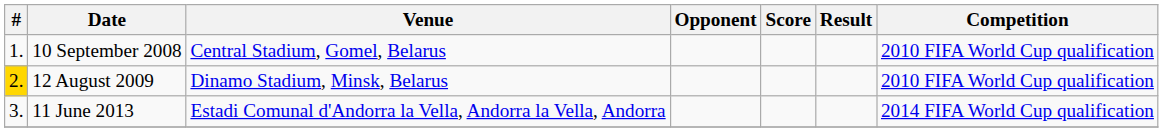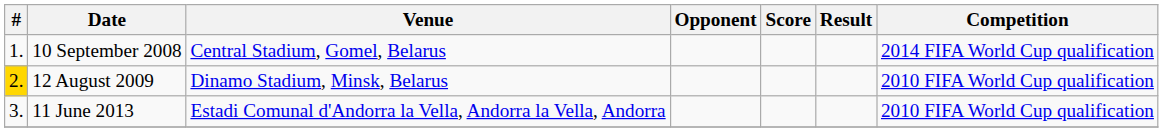(1017, 50) 2010 FIFA World Cup qualification -> (1017, 50) 2014 FIFA World Cup qualification
(1017, 111) 2014 FIFA World Cup qualification -> (1017, 111) 2010 FIFA World Cup qualification
